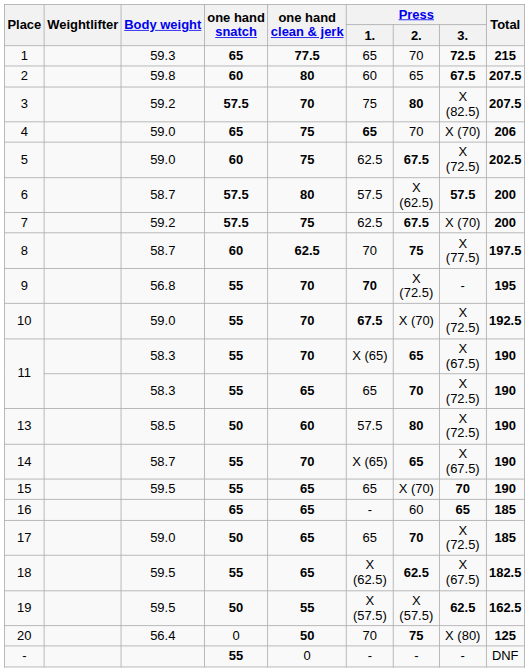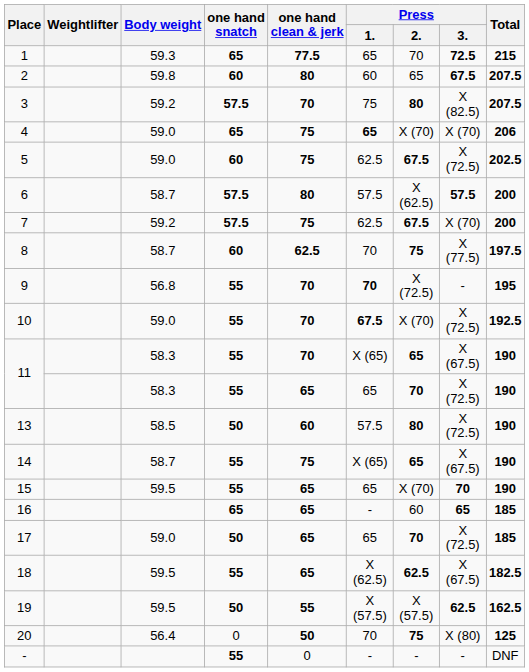(416, 132) 70 -> (416, 132) X (70)
(307, 461) 70 -> (307, 461) 75
